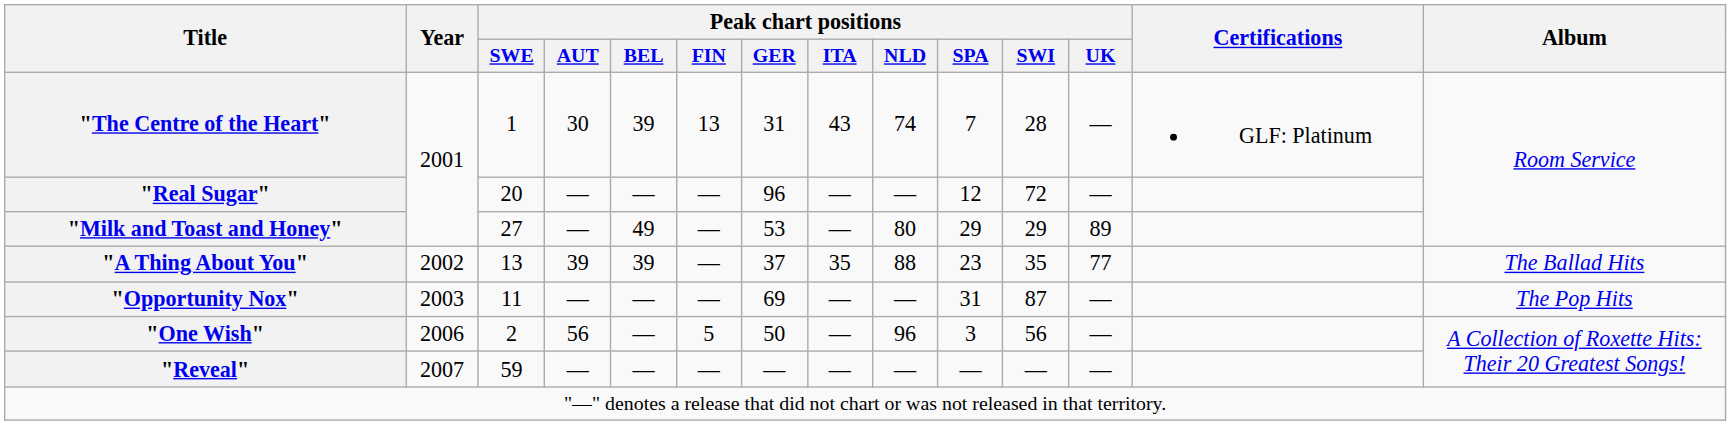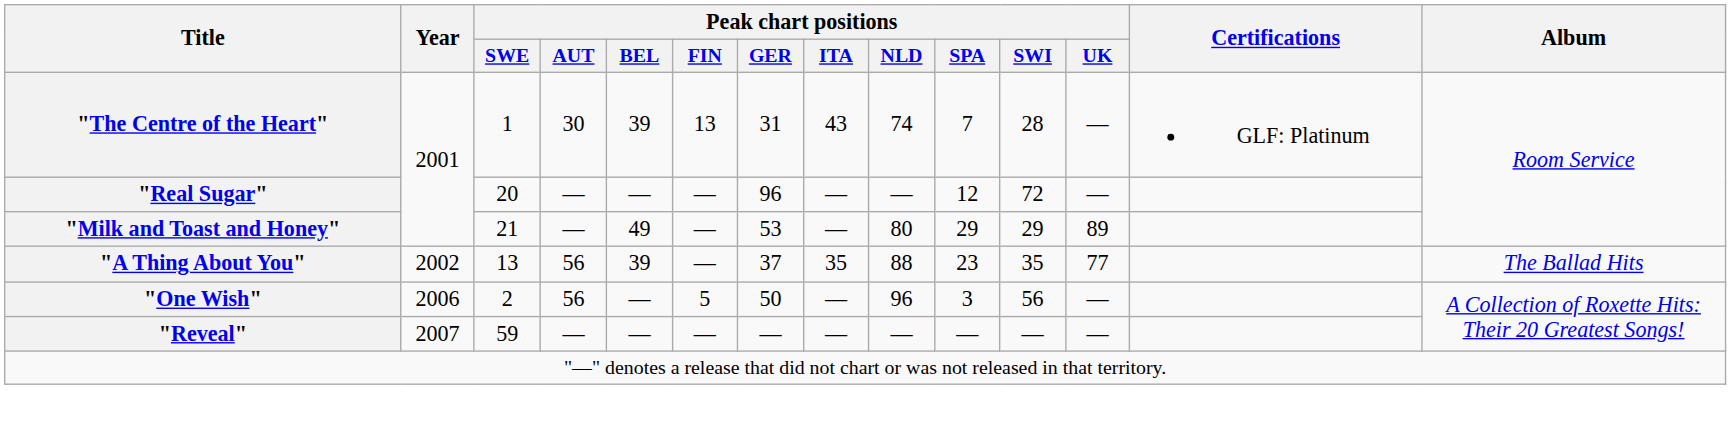(512, 228) 27 -> (507, 228) 21
(578, 263) 39 -> (573, 263) 56
- row: (205, 298)
